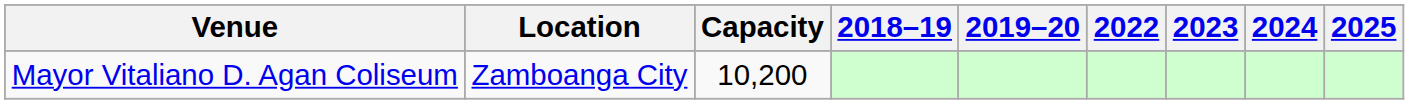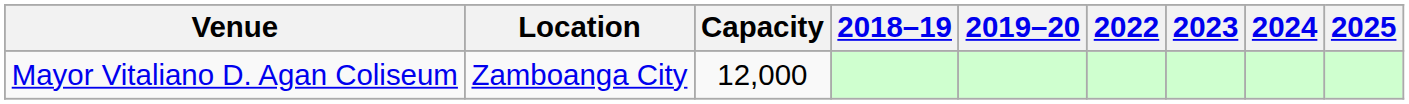(762, 74) 10,200 -> (762, 74) 12,000
